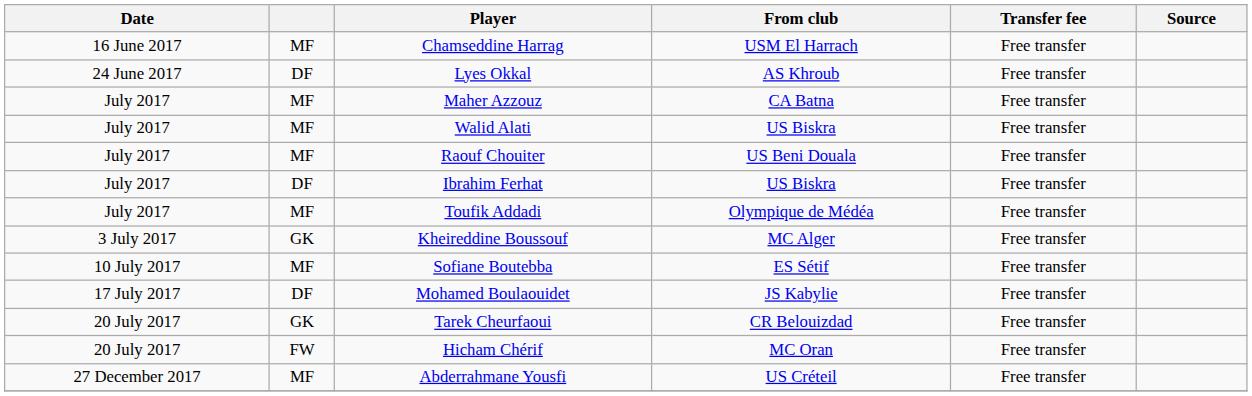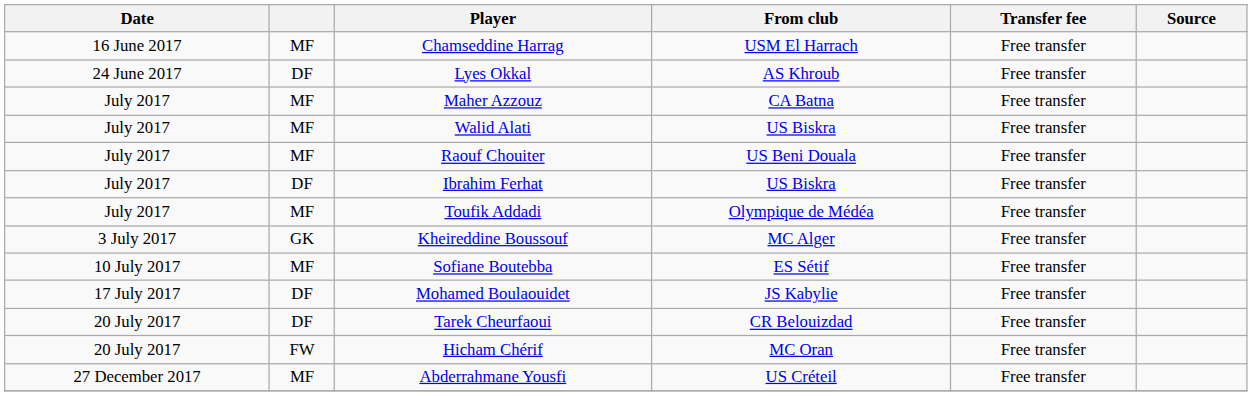(302, 321) GK -> (302, 321) DF
